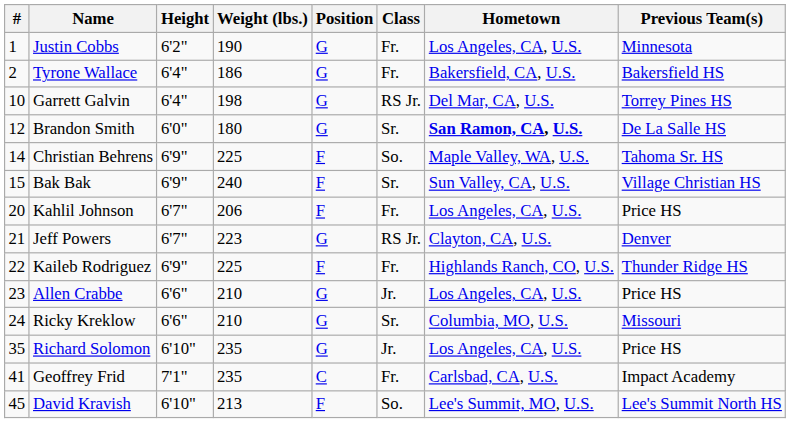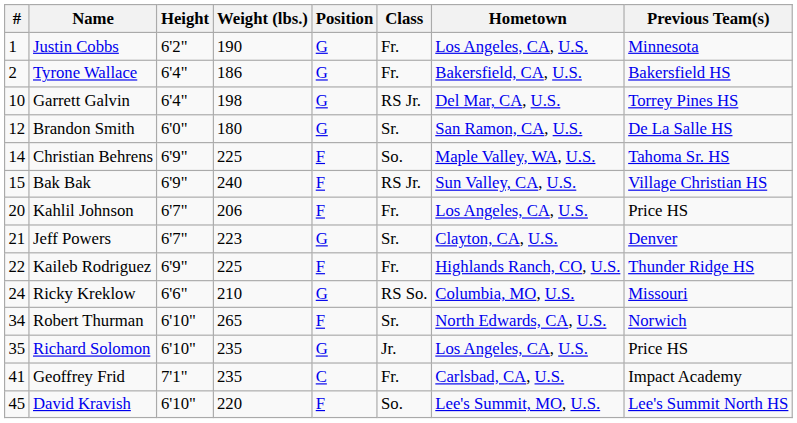(506, 128) bold -> (509, 128) normal
(390, 183) Sr. -> (401, 183) RS Jr.
(401, 239) RS Jr. -> (390, 239) Sr.
- row: (78, 294)
(390, 321) Sr. -> (404, 294) RS So.
+ row: (88, 321)
(230, 404) 213 -> (230, 404) 220
